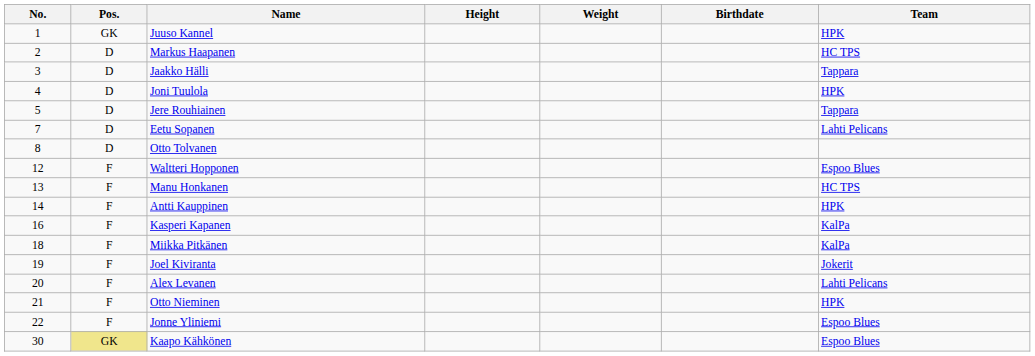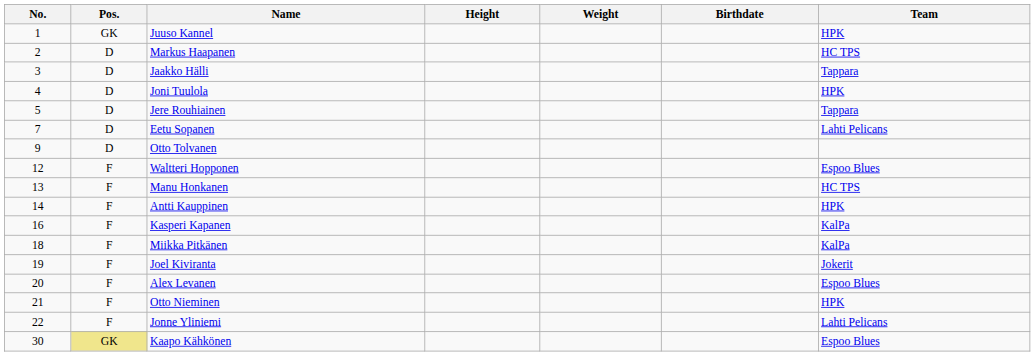(38, 149) 8 -> (38, 149) 9
(854, 283) Lahti Pelicans -> (850, 283) Espoo Blues
(850, 322) Espoo Blues -> (854, 322) Lahti Pelicans
